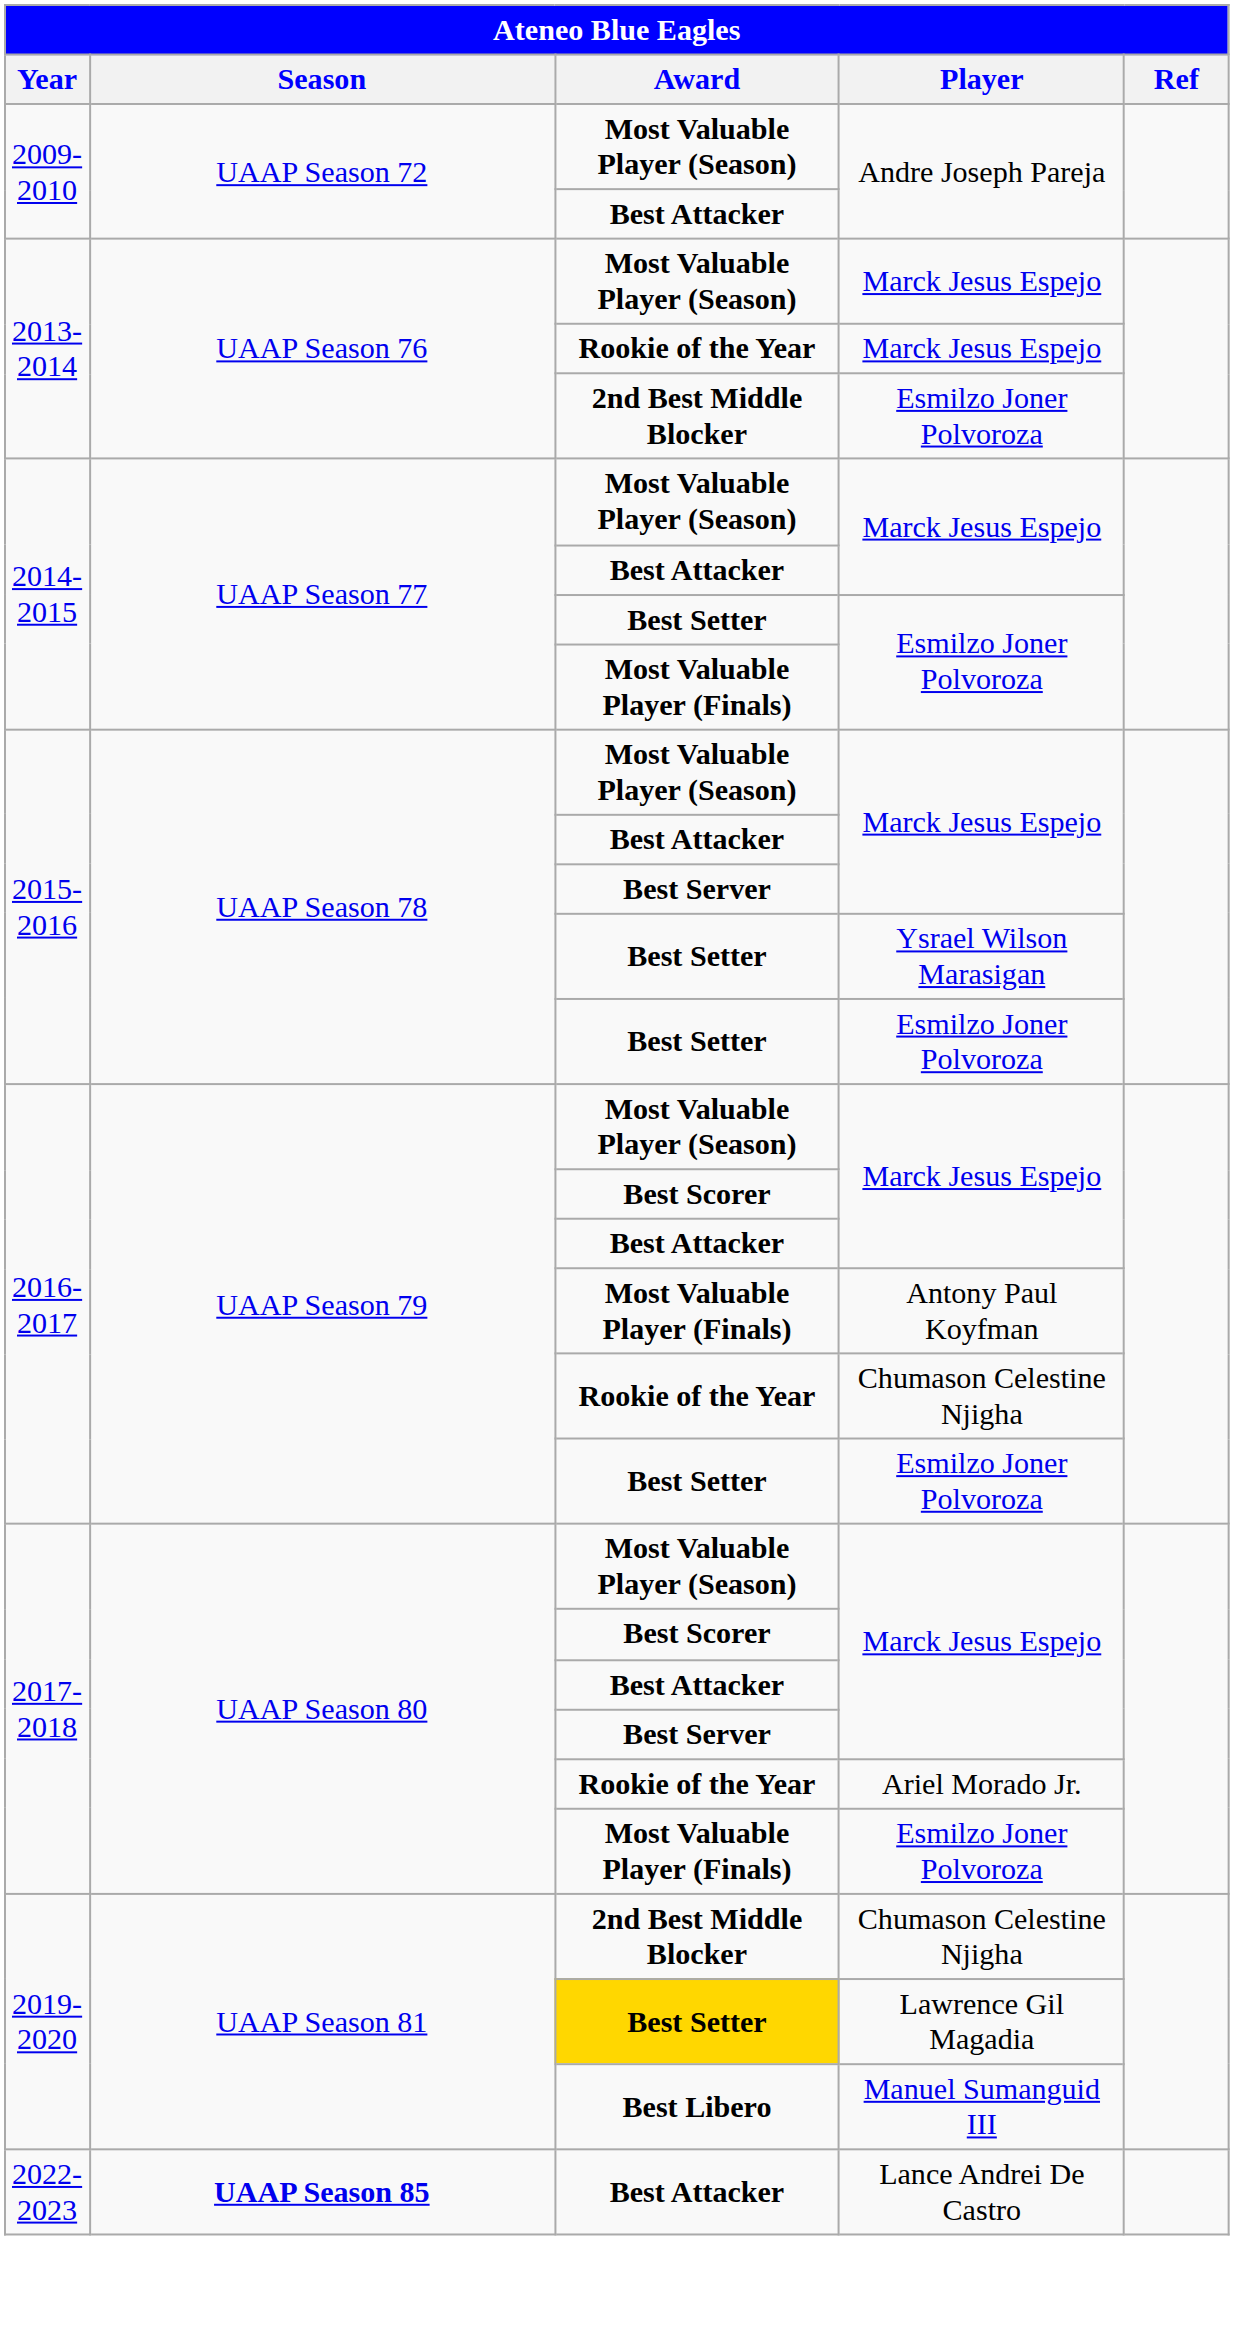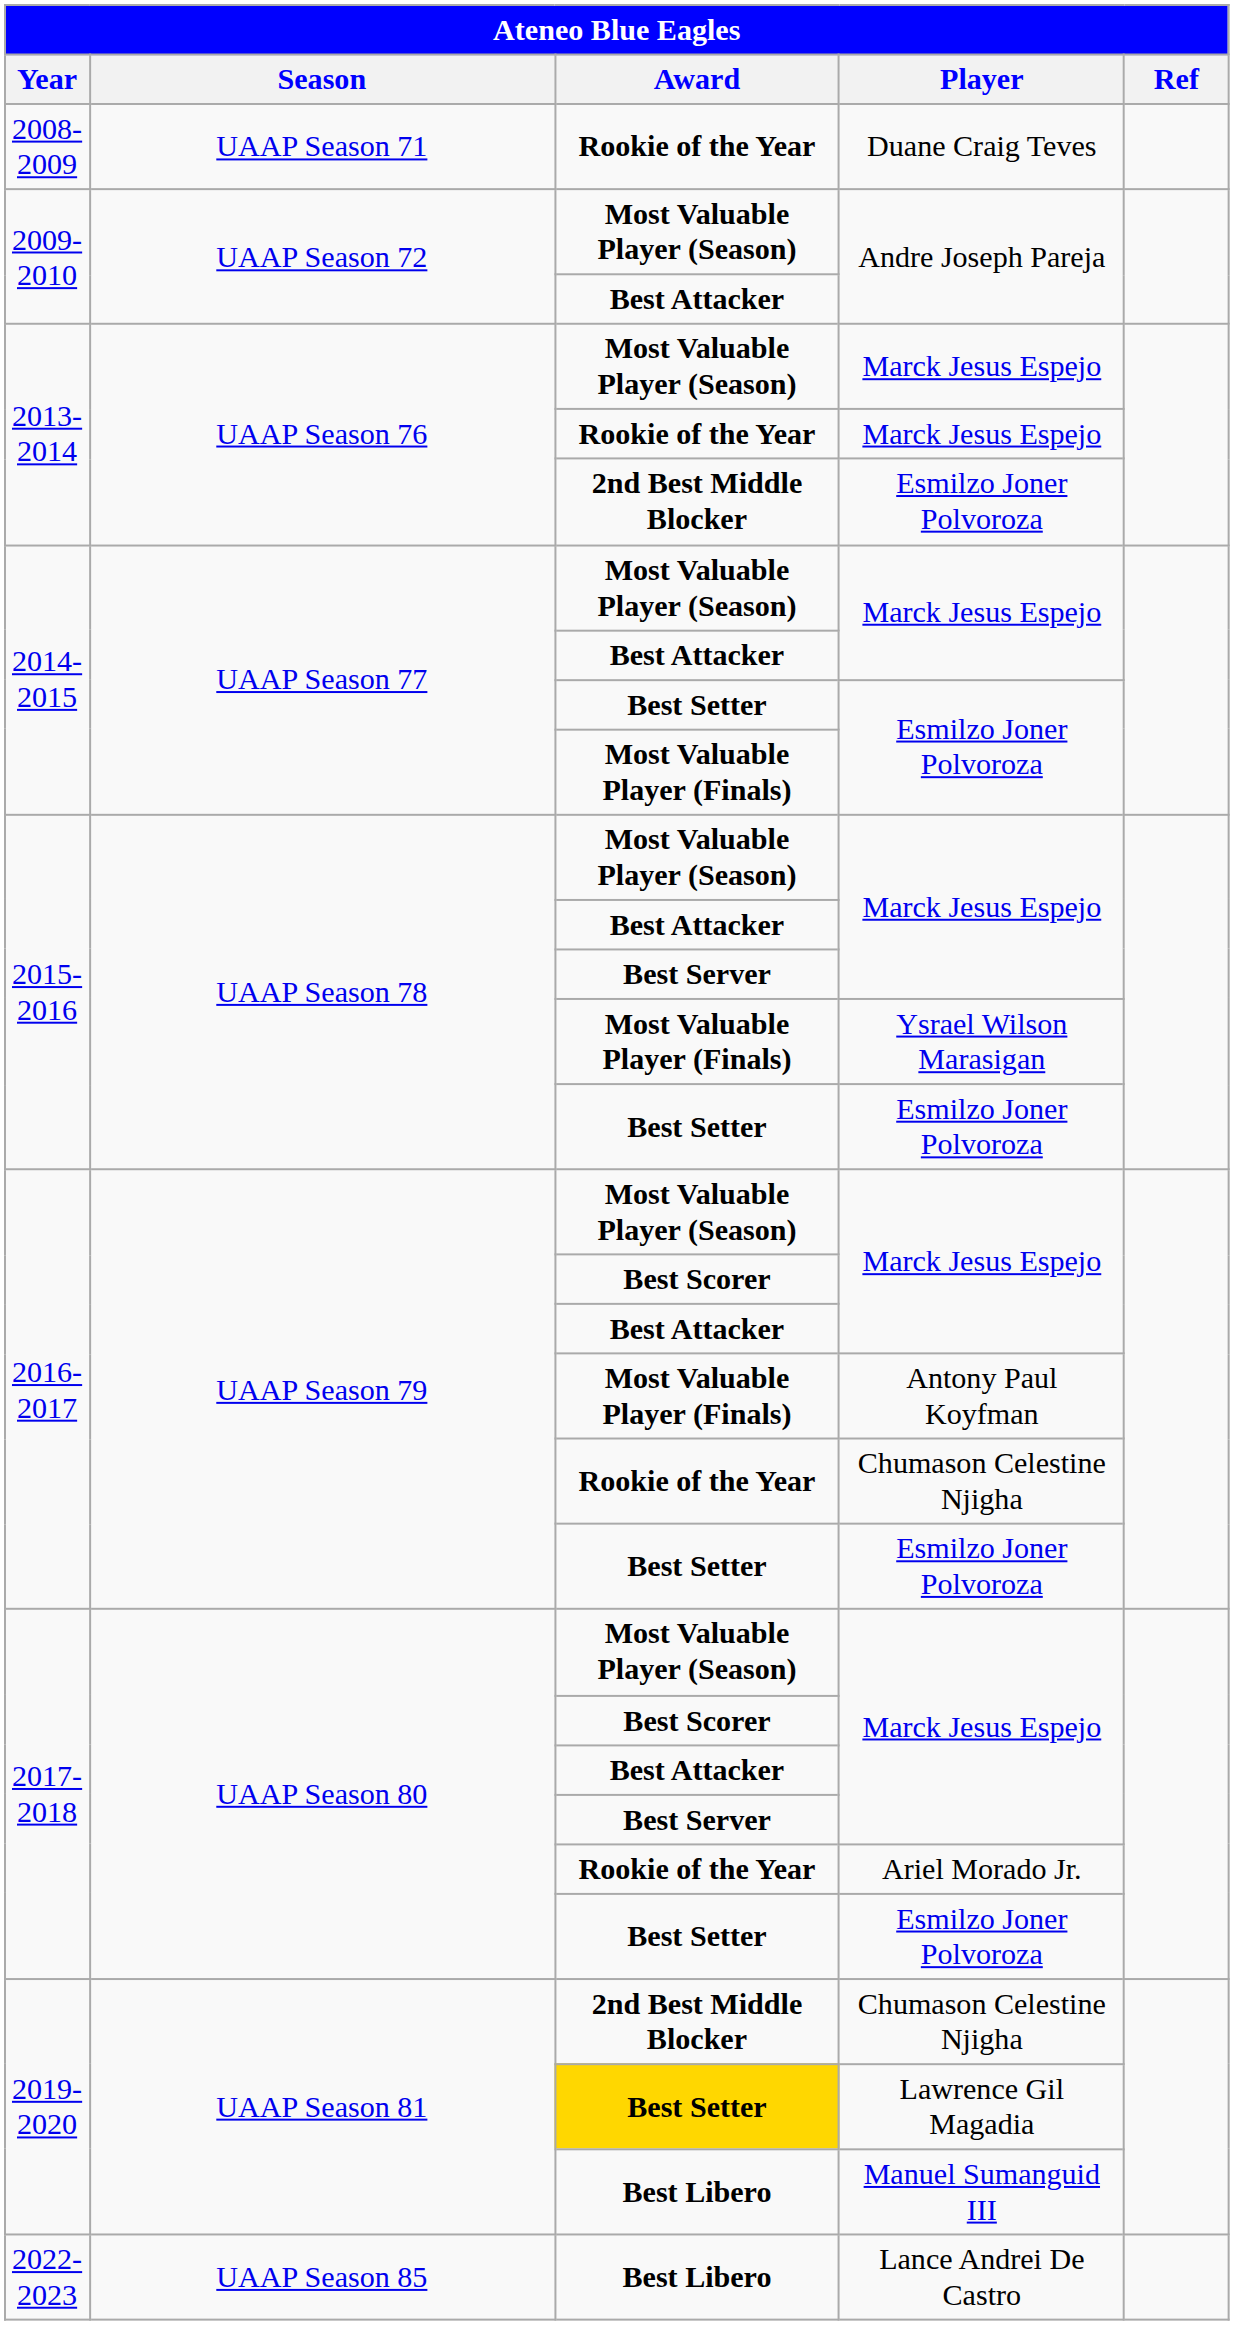+ row: (47, 146)
(697, 955) Best Setter -> (697, 1041) Most Valuable Player (Finals)
(697, 1850) Most Valuable Player (Finals) -> (697, 1935) Best Setter
(322, 2191) bold -> (322, 2276) normal
(697, 2191) Best Attacker -> (697, 2276) Best Libero
